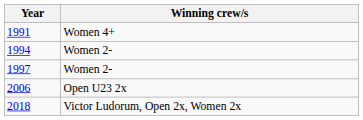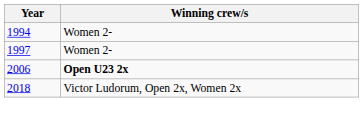- row: (19, 32)
(95, 87) normal -> (96, 69) bold
